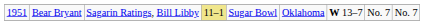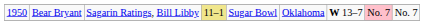(17, 12) 1951 -> (17, 12) 1950
(379, 12) no background -> (379, 12) pink background
